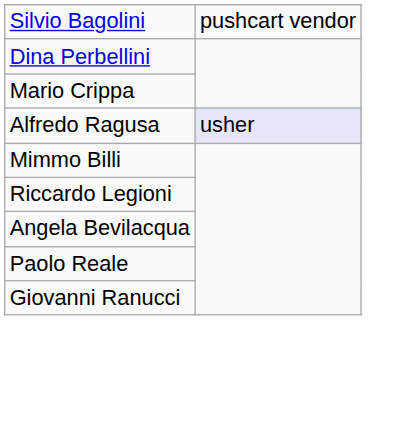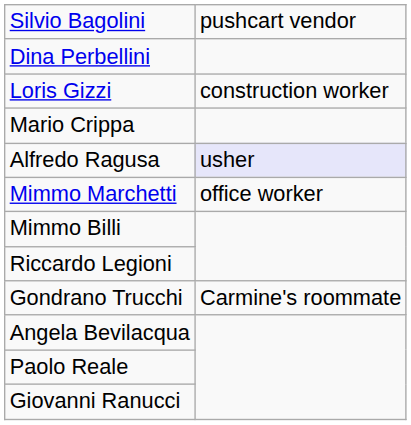+ row: (60, 90)
+ row: (93, 194)
+ row: (96, 297)
